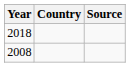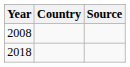rows swapped: (19, 52) <-> (19, 33)
